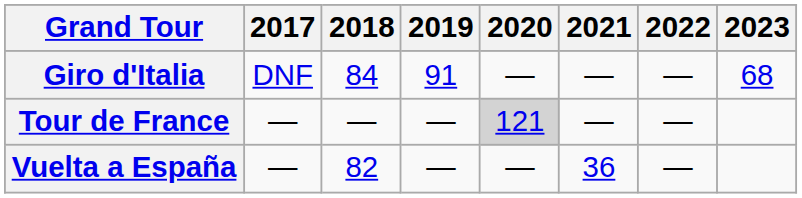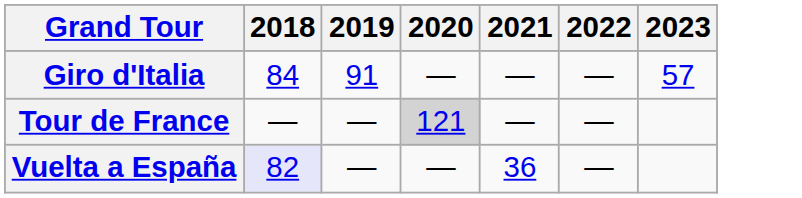- column: (283, 27)
(757, 74) 68 -> (678, 74) 57
(362, 167) no background -> (283, 167) lavender background
